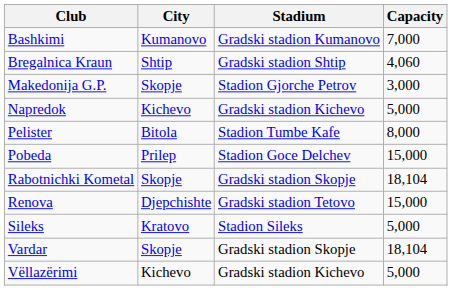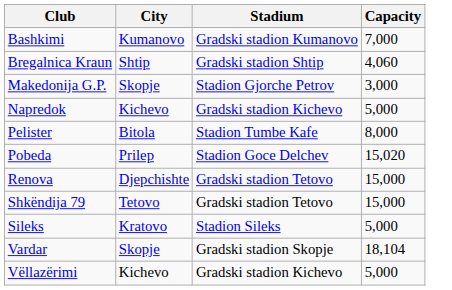(407, 156) 15,000 -> (385, 156) 15,020
- row: (71, 179)
+ row: (46, 202)
